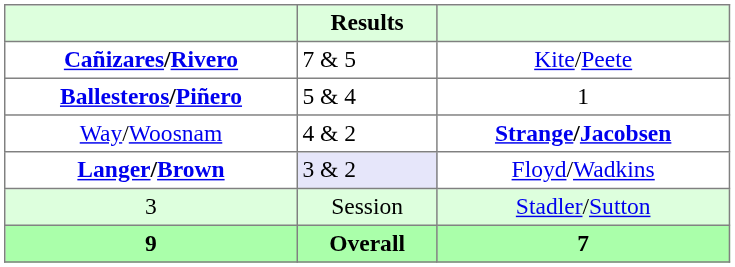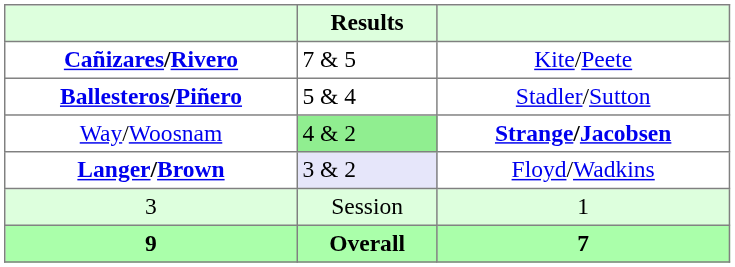(583, 96) 1 -> (583, 96) Stadler/Sutton
(329, 133) no background -> (329, 133) lightgreen background
(583, 206) Stadler/Sutton -> (583, 206) 1
